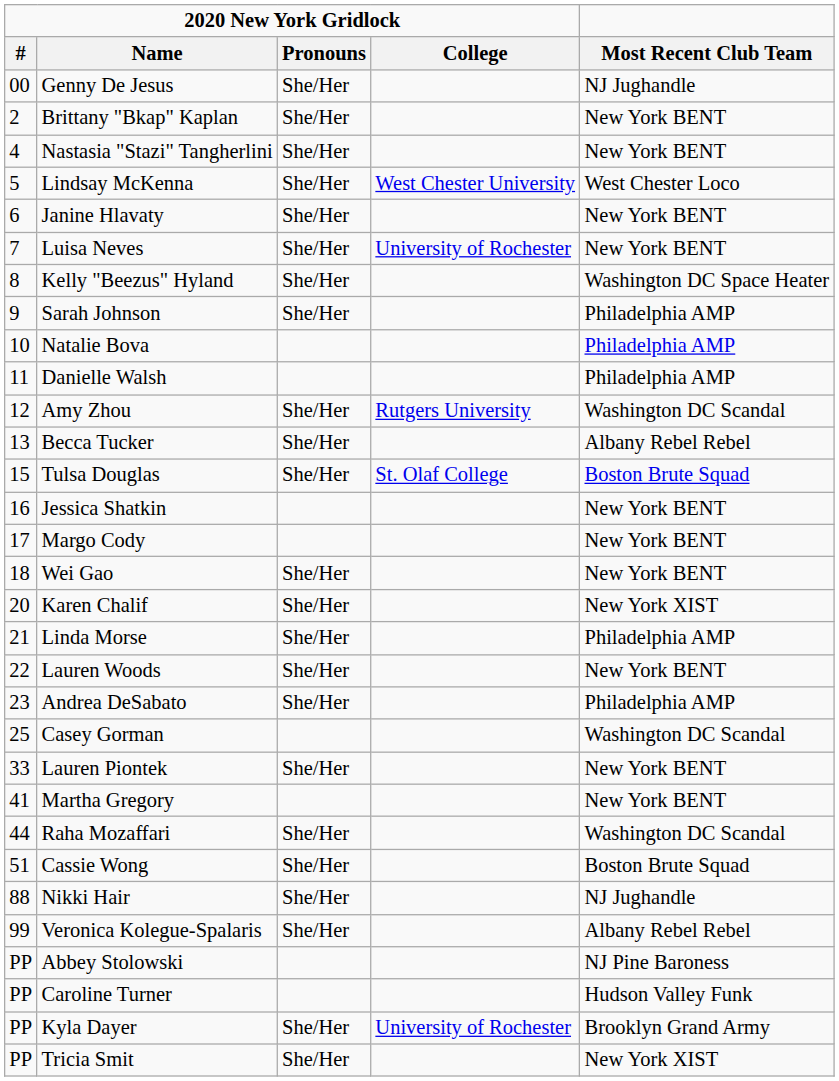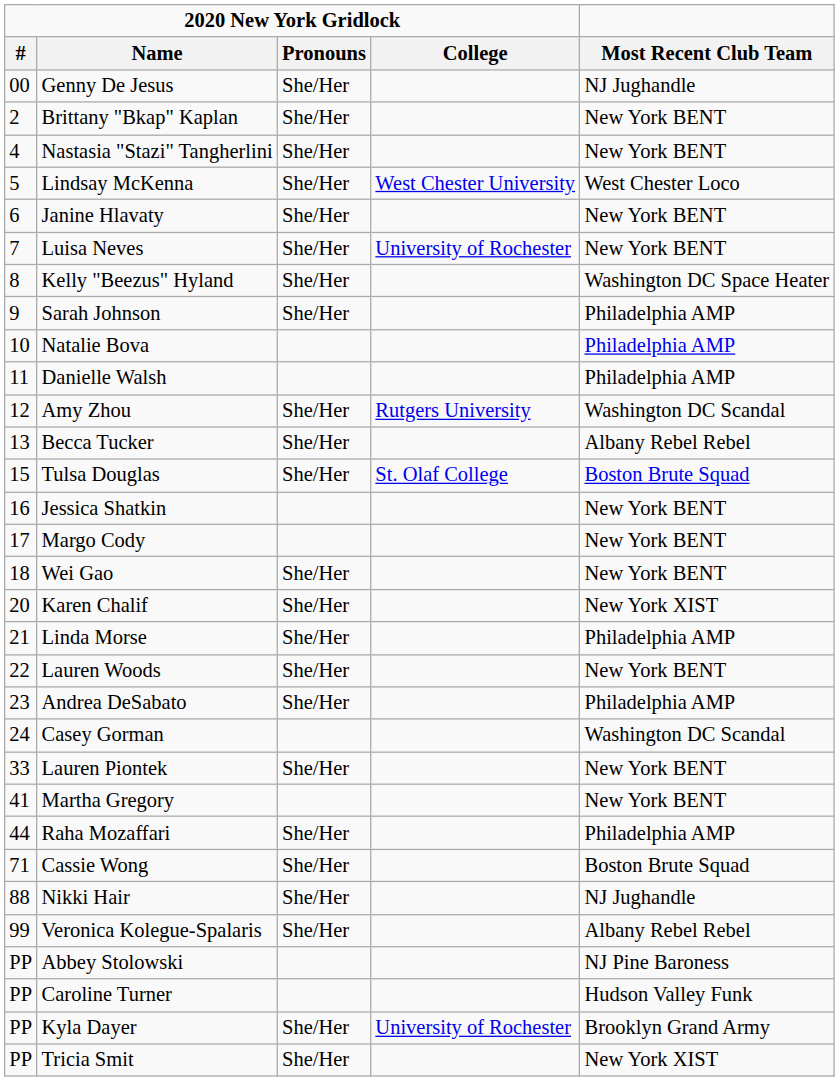(20, 735) 25 -> (20, 735) 24
(685, 832) Washington DC Scandal -> (660, 832) Philadelphia AMP
(20, 865) 51 -> (20, 865) 71
